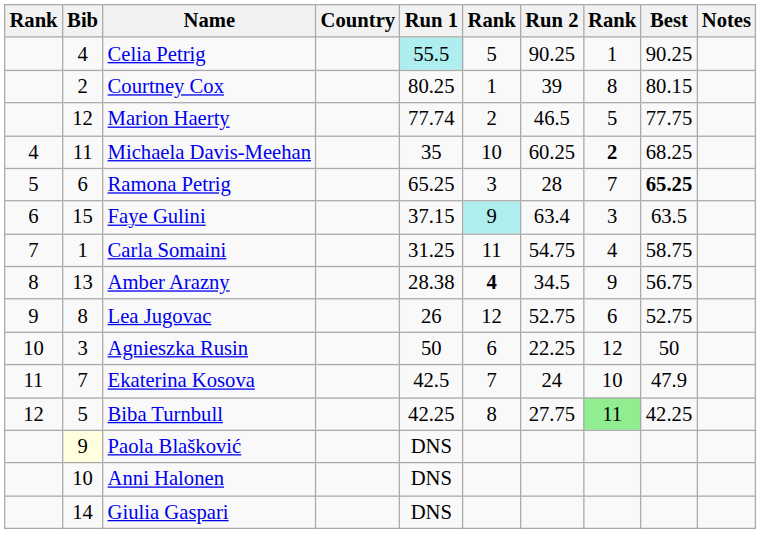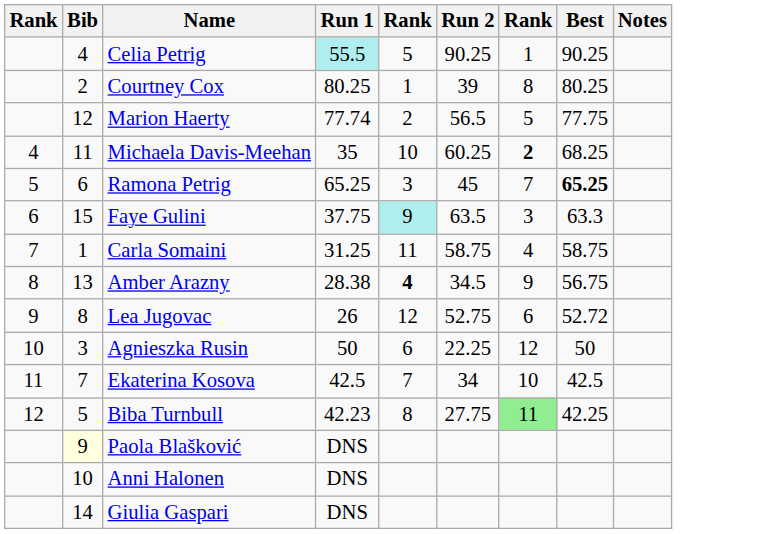- column: (358, 20)
(669, 86) 80.15 -> (585, 86) 80.25
(552, 119) 46.5 -> (468, 119) 56.5
(552, 184) 28 -> (468, 184) 45
(431, 217) 37.15 -> (347, 217) 37.75
(552, 217) 63.4 -> (468, 217) 63.5
(669, 217) 63.5 -> (585, 217) 63.3
(552, 250) 54.75 -> (468, 250) 58.75
(669, 315) 52.75 -> (585, 315) 52.72
(552, 380) 24 -> (468, 380) 34
(669, 380) 47.9 -> (585, 380) 42.5
(431, 413) 42.25 -> (347, 413) 42.23
